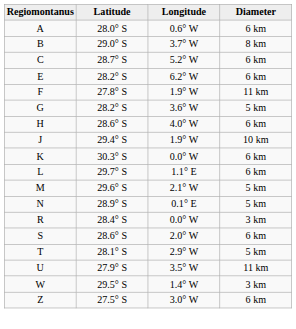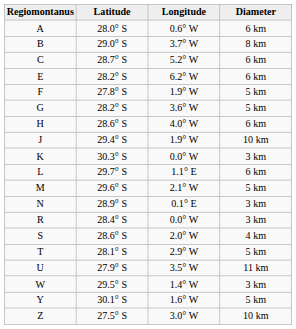(256, 92) 11 km -> (256, 92) 5 km
(256, 156) 6 km -> (256, 156) 3 km
(256, 204) 5 km -> (256, 204) 3 km
(256, 236) 6 km -> (256, 236) 4 km
+ row: (40, 300)
(256, 300) 6 km -> (256, 316) 10 km
